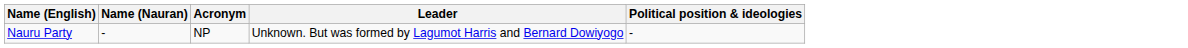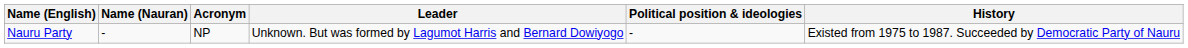+ column: (994, 14)
